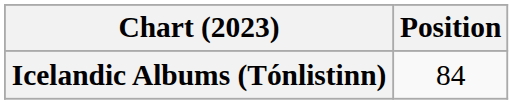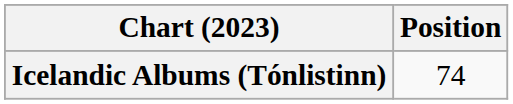(451, 74) 84 -> (451, 74) 74
